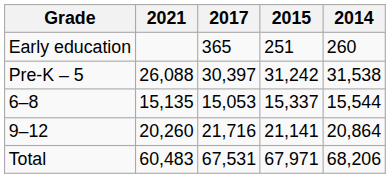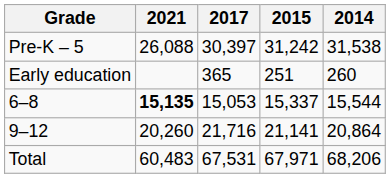rows swapped: (70, 46) <-> (46, 74)
(166, 103) normal -> (166, 103) bold
